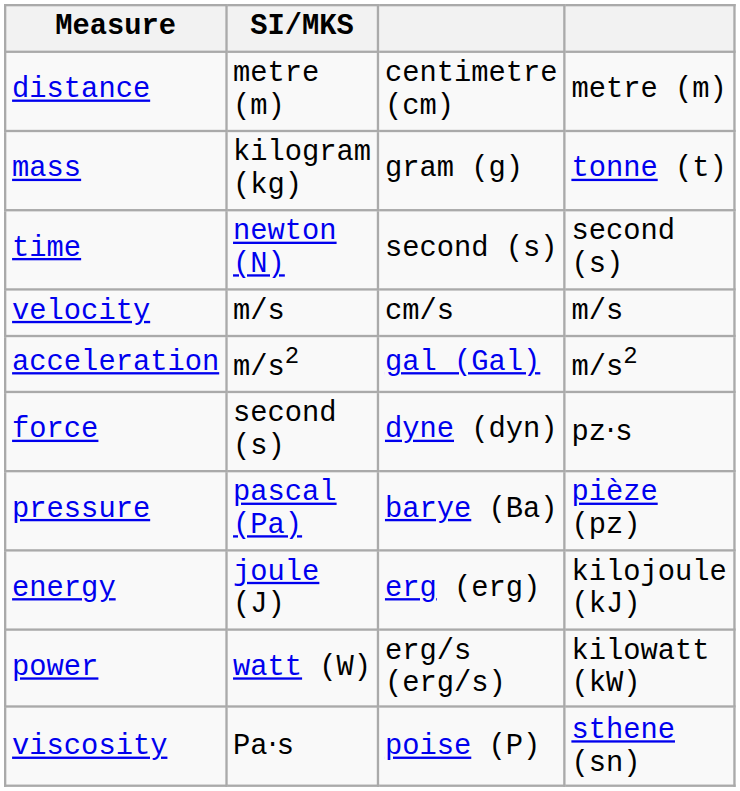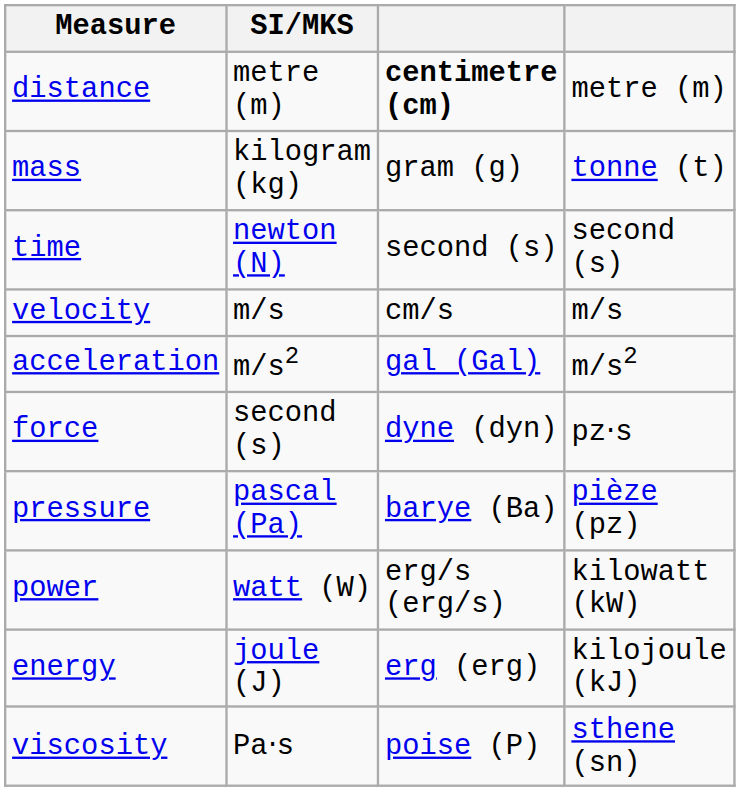(471, 92) normal -> (471, 92) bold
rows swapped: (64, 589) <-> (55, 668)
